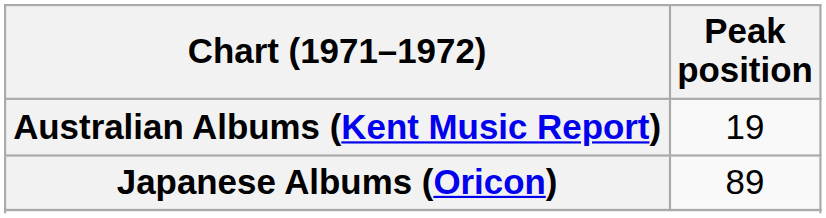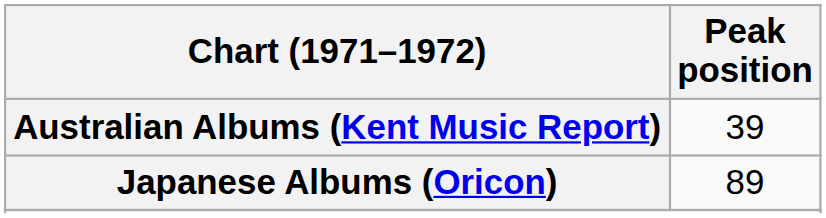(745, 126) 19 -> (745, 126) 39
